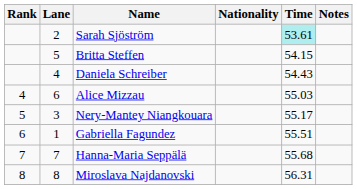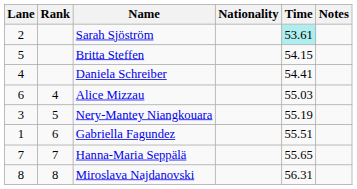columns swapped: (22, 14) <-> (56, 14)
(299, 74) 54.43 -> (299, 74) 54.41
(299, 114) 55.17 -> (299, 114) 55.19
(299, 154) 55.68 -> (299, 154) 55.65
